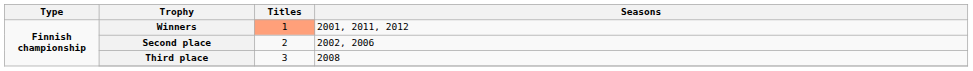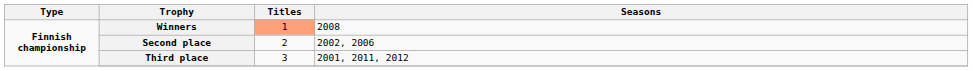(363, 28) 2001, 2011, 2012 -> (329, 28) 2008
(329, 58) 2008 -> (363, 58) 2001, 2011, 2012
